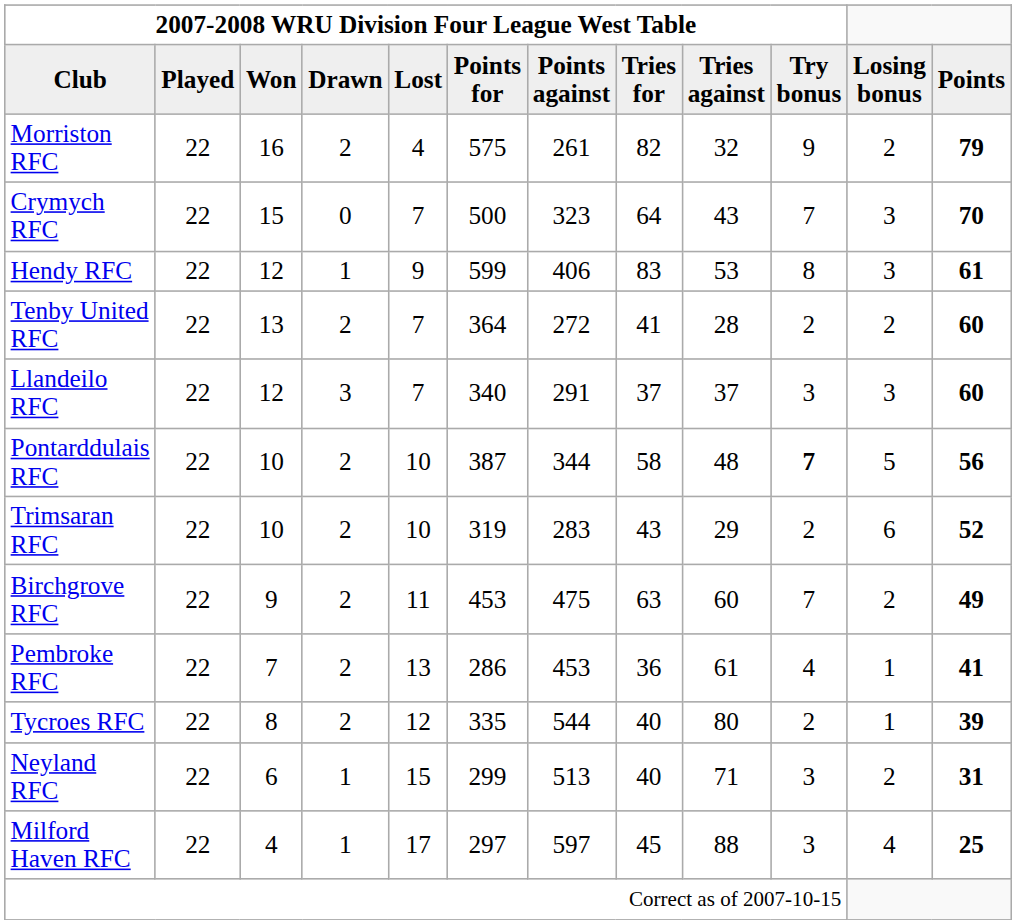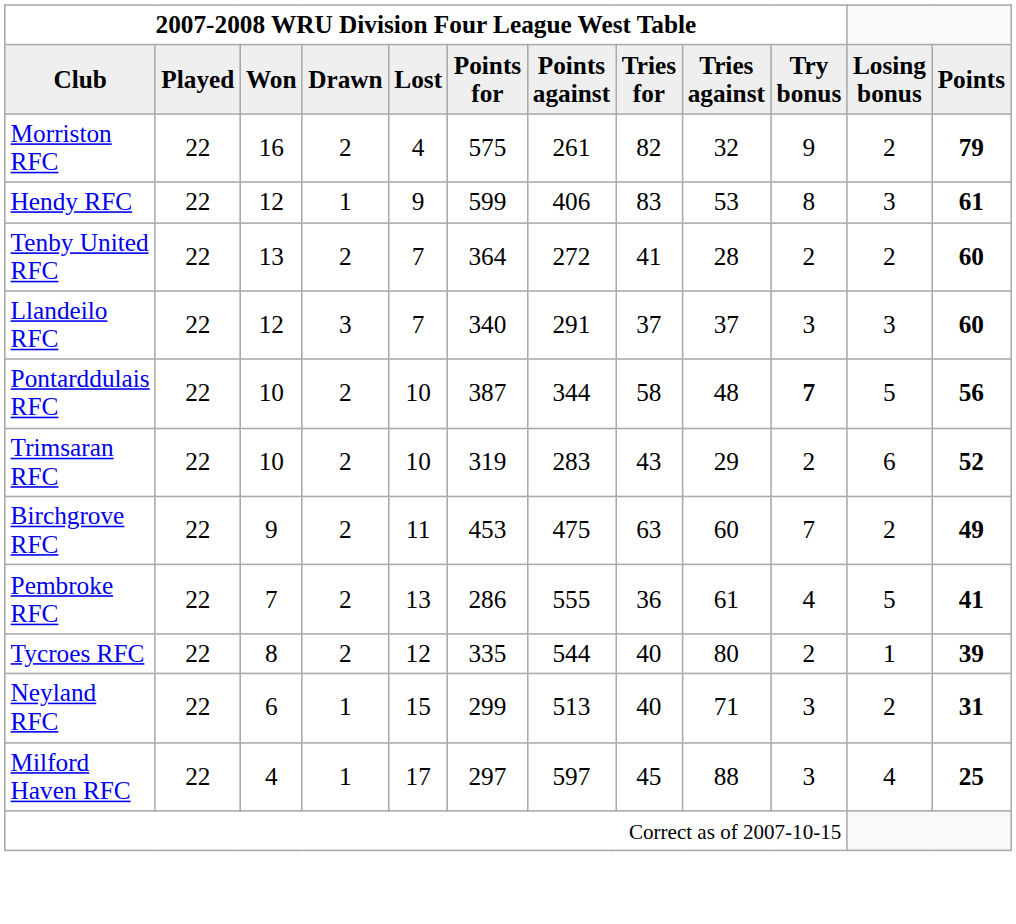- row: (58, 216)
(571, 667) 453 -> (571, 598) 555
(889, 667) 1 -> (889, 598) 5
